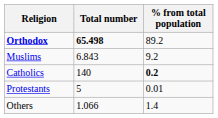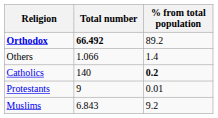(90, 40) 65.498 -> (90, 40) 66.492
rows swapped: (24, 57) <-> (20, 105)
(79, 89) 5 -> (79, 89) 9
